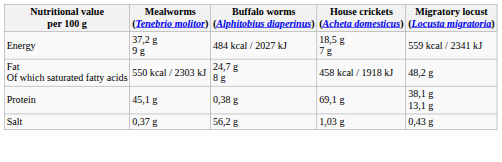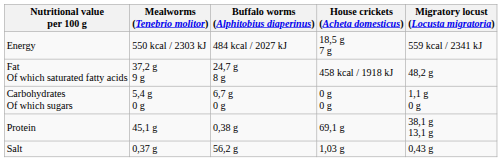(145, 45) 37,2 g 9 g -> (169, 45) 550 kcal / 2303 kJ
(169, 72) 550 kcal / 2303 kJ -> (145, 72) 37,2 g 9 g
+ row: (40, 100)
